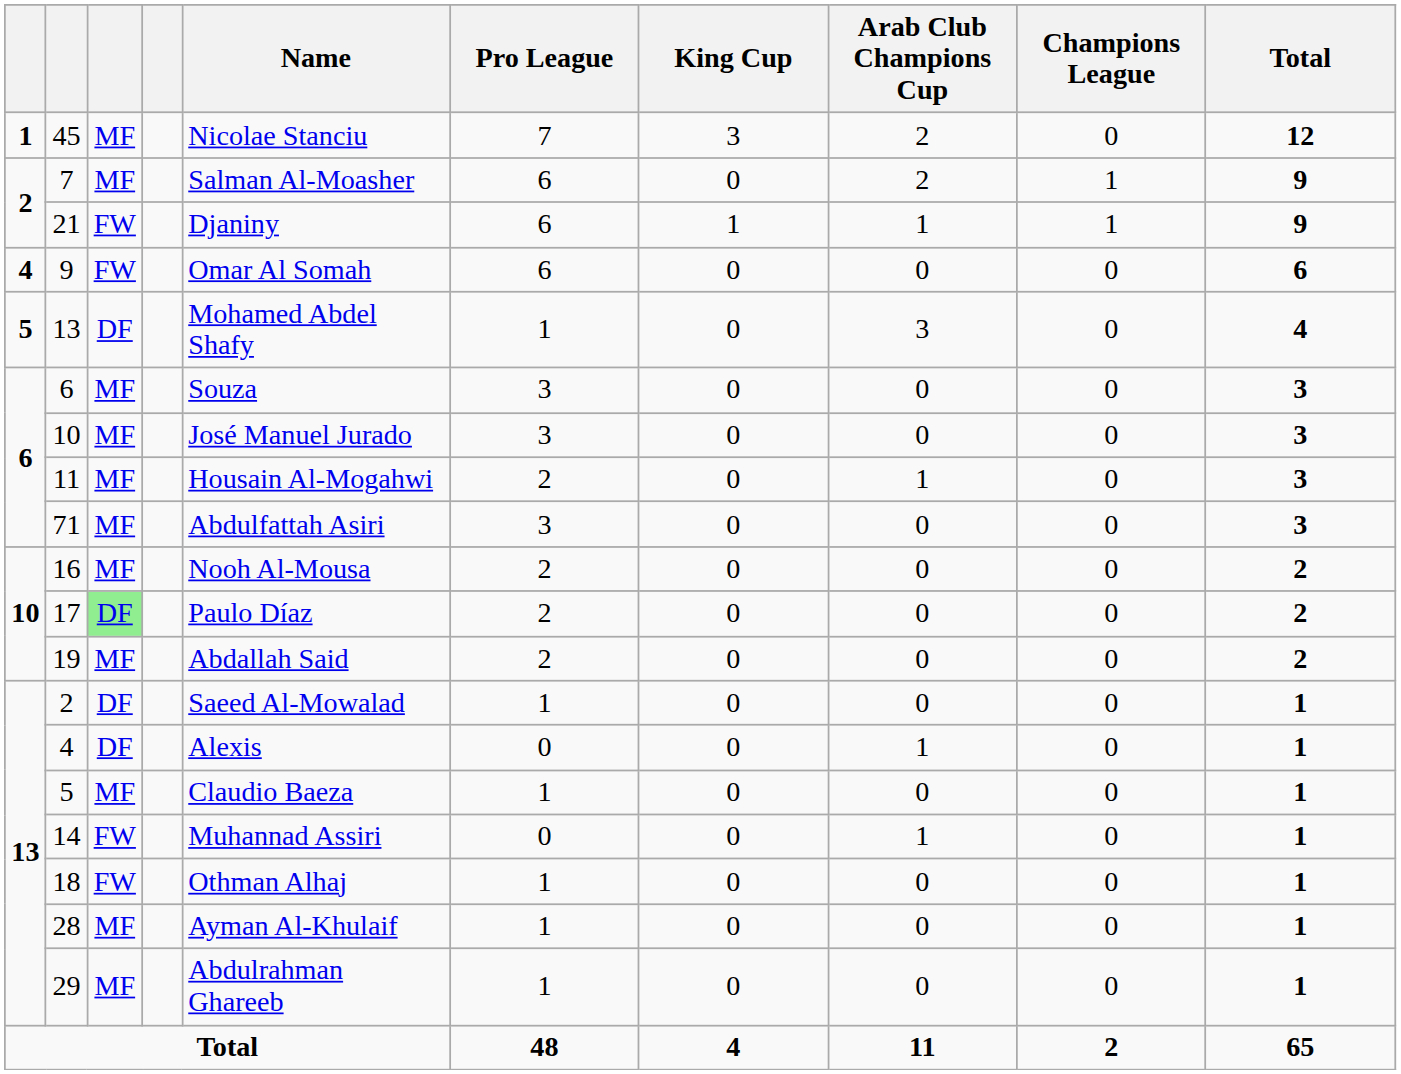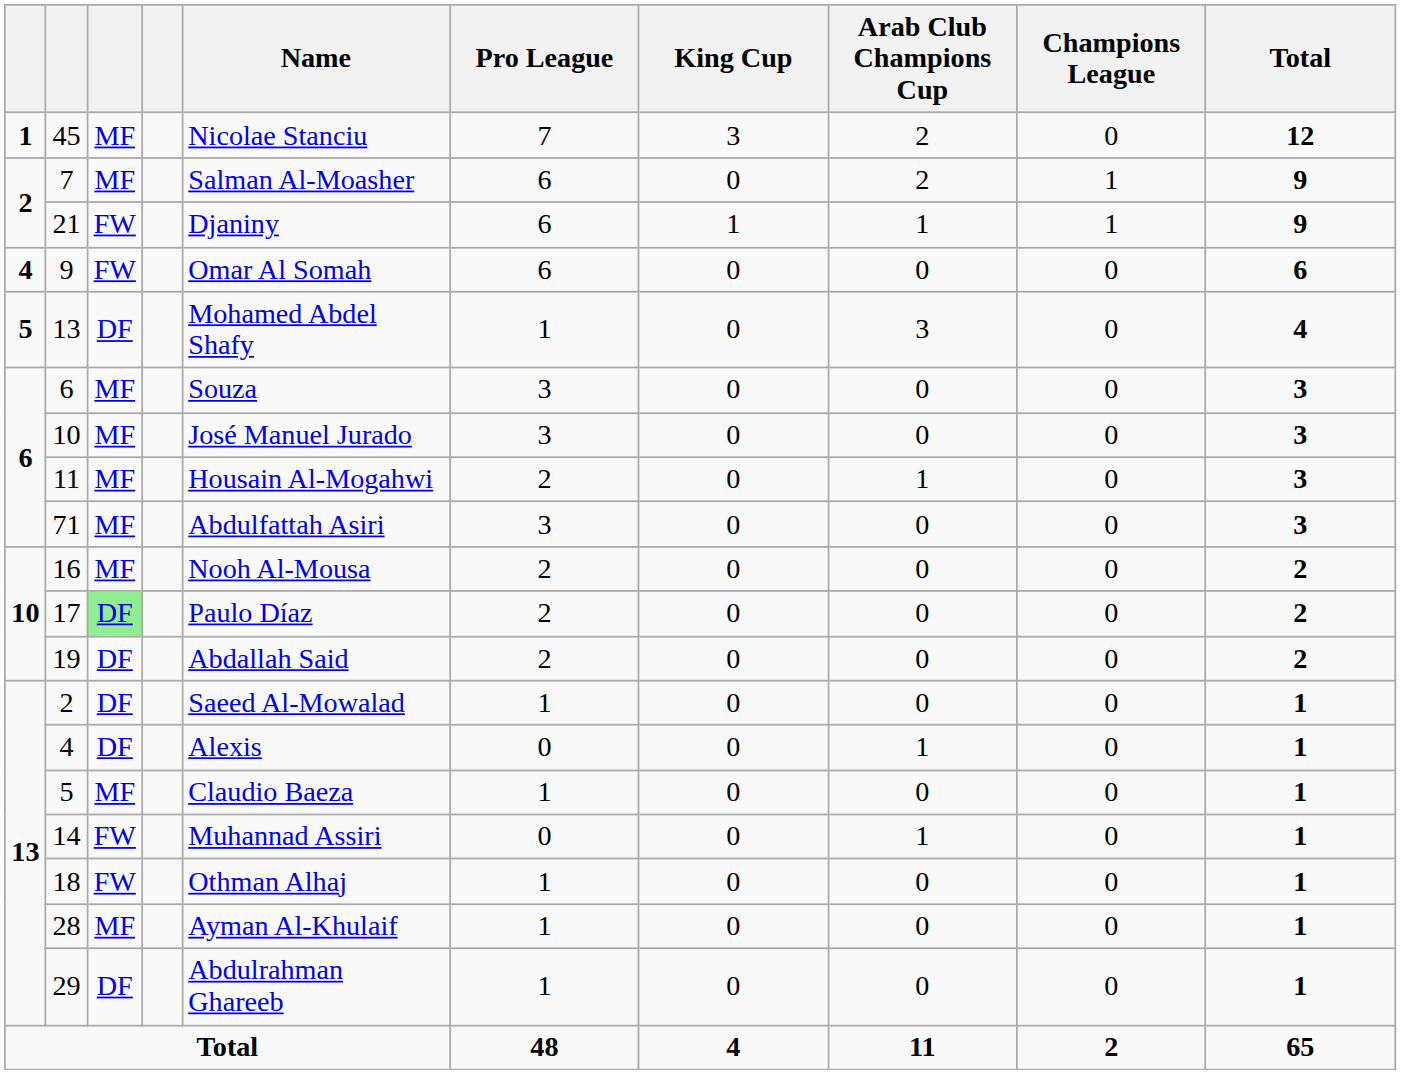(115, 657) MF -> (115, 657) DF
(115, 986) MF -> (115, 986) DF
